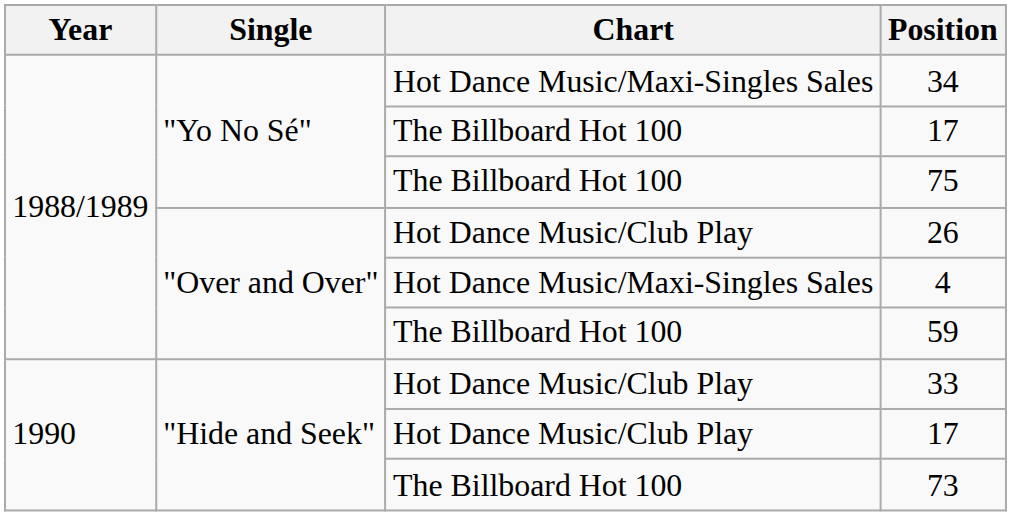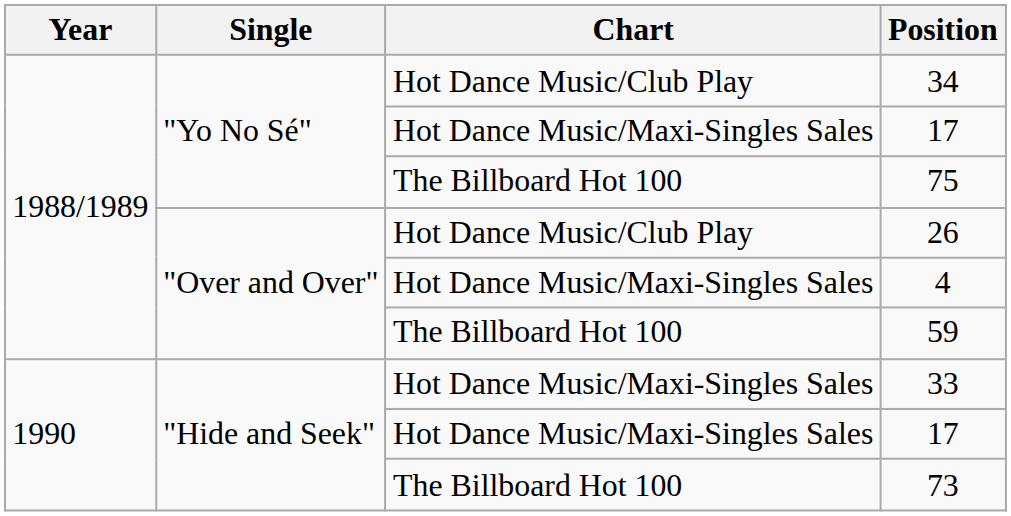(633, 80) Hot Dance Music/Maxi-Singles Sales -> (573, 80) Hot Dance Music/Club Play
(538, 130) The Billboard Hot 100 -> (633, 130) Hot Dance Music/Maxi-Singles Sales
(573, 383) Hot Dance Music/Club Play -> (633, 383) Hot Dance Music/Maxi-Singles Sales
(573, 433) Hot Dance Music/Club Play -> (633, 433) Hot Dance Music/Maxi-Singles Sales
